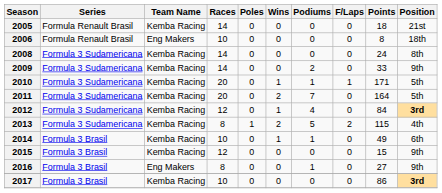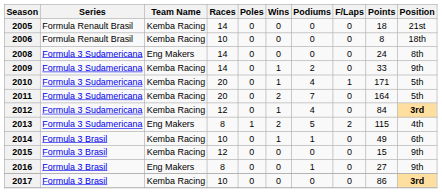(170, 40) Eng Makers -> (176, 40) Kemba Racing
(176, 54) Kemba Racing -> (170, 54) Eng Makers
(278, 68) 0 -> (278, 68) 1
(312, 82) 1 -> (312, 82) 4
(176, 125) Kemba Racing -> (170, 125) Eng Makers
